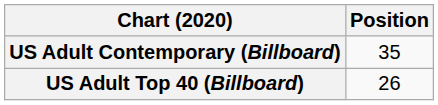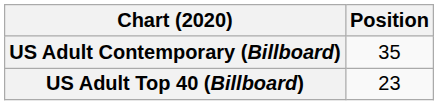(389, 83) 26 -> (389, 83) 23
